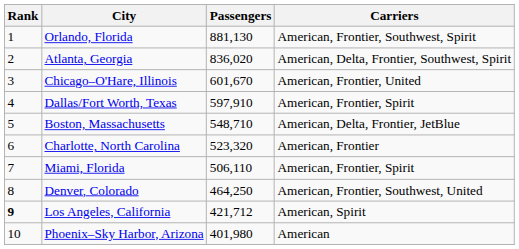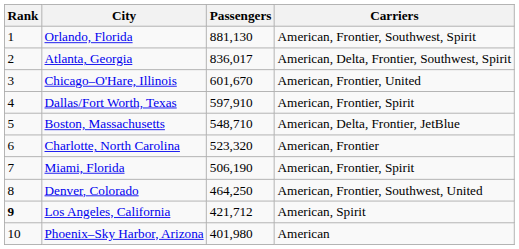(231, 59) 836,020 -> (231, 59) 836,017
(231, 168) 506,110 -> (231, 168) 506,190
